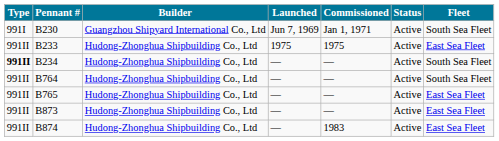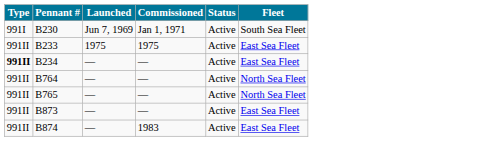- column: (175, 12)
(459, 62) South Sea Fleet -> (270, 62) East Sea Fleet
(459, 78) South Sea Fleet -> (273, 78) North Sea Fleet
(456, 95) East Sea Fleet -> (273, 95) North Sea Fleet
